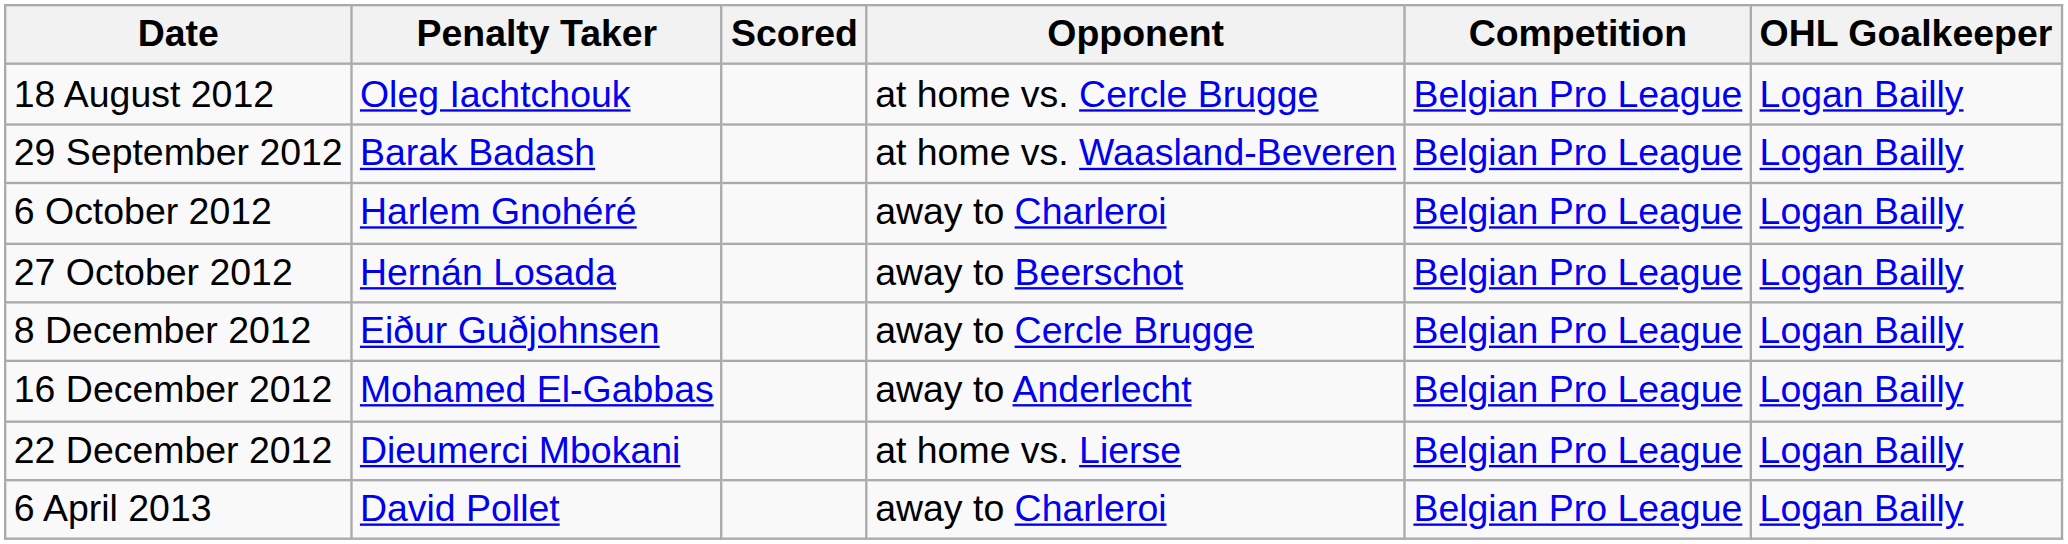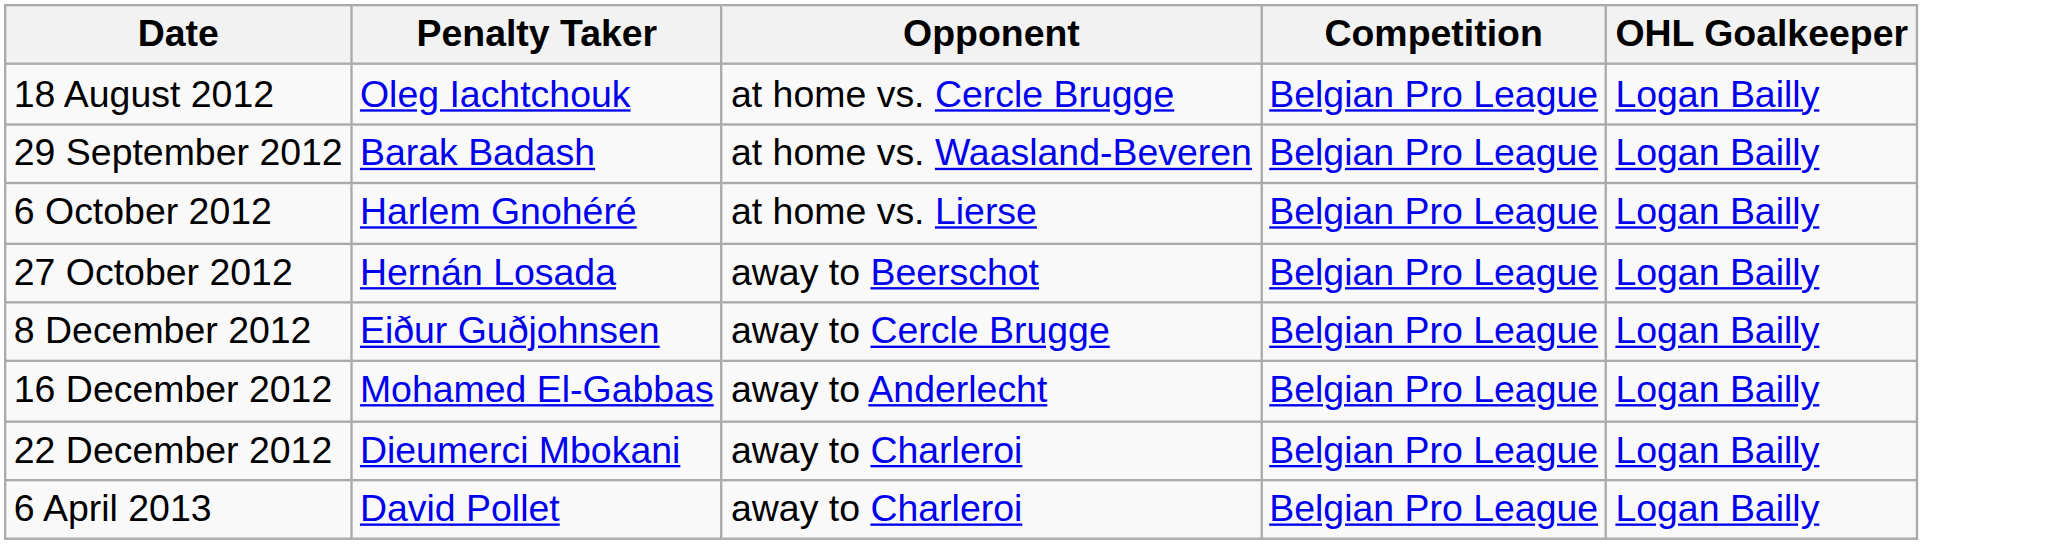- column: (794, 34)
(1021, 212) away to Charleroi -> (884, 212) at home vs. Lierse
(1028, 449) at home vs. Lierse -> (877, 449) away to Charleroi
